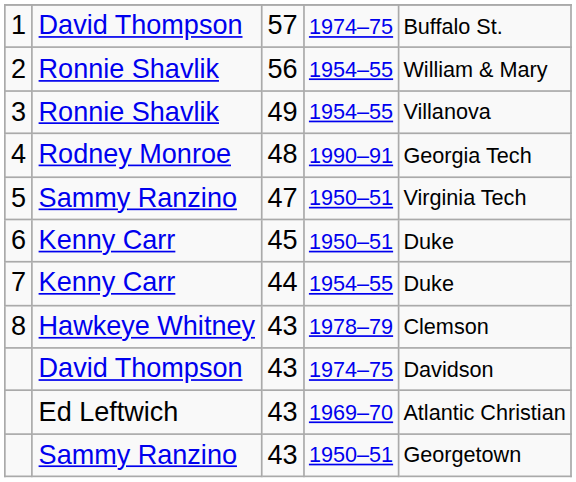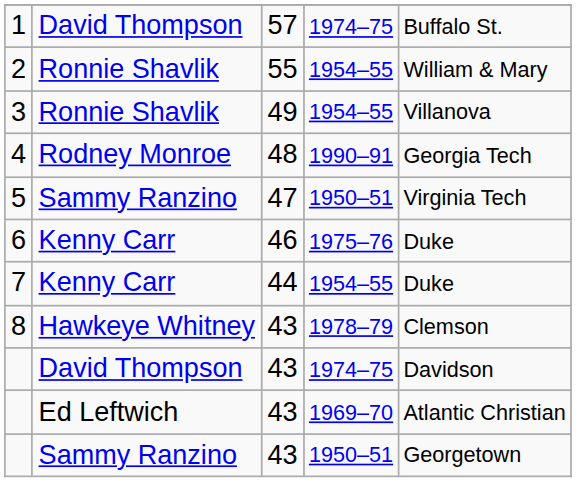(282, 68) 56 -> (282, 68) 55
(282, 240) 45 -> (282, 240) 46
(351, 241) 1950–51 -> (351, 241) 1975–76
